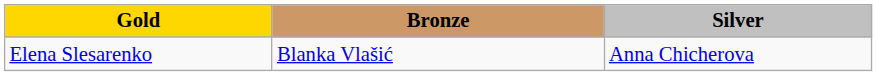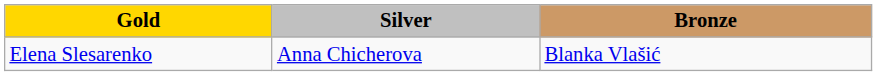columns swapped: (738, 20) <-> (438, 20)
